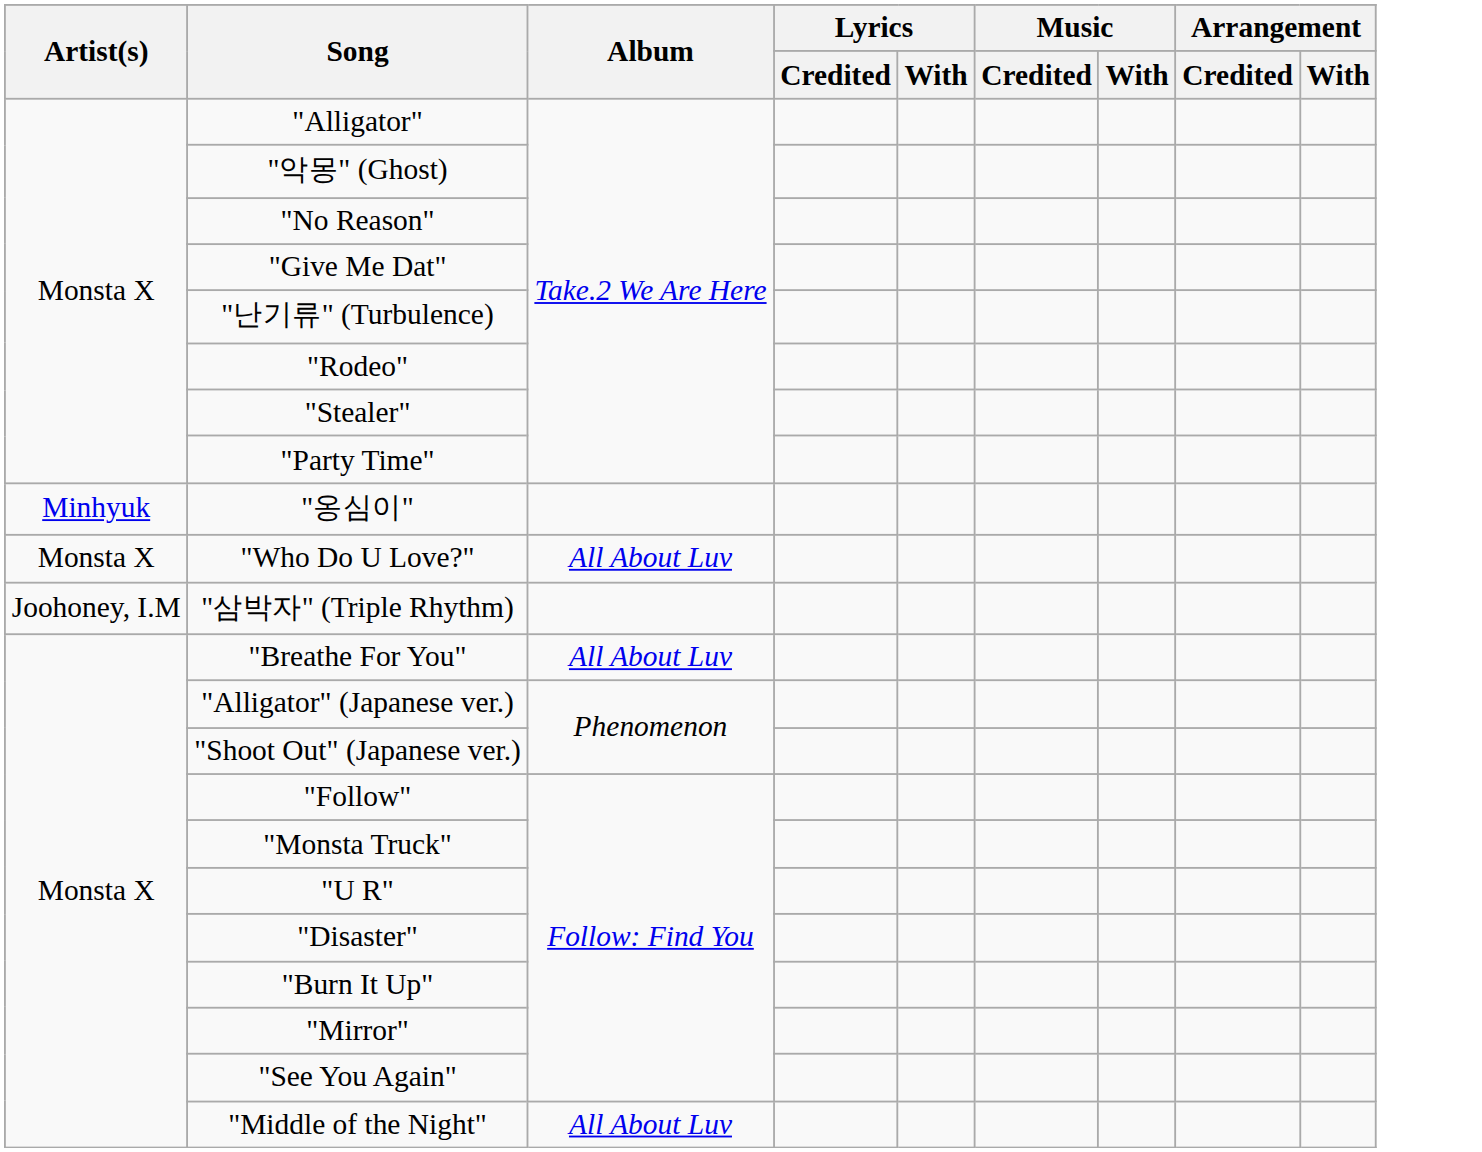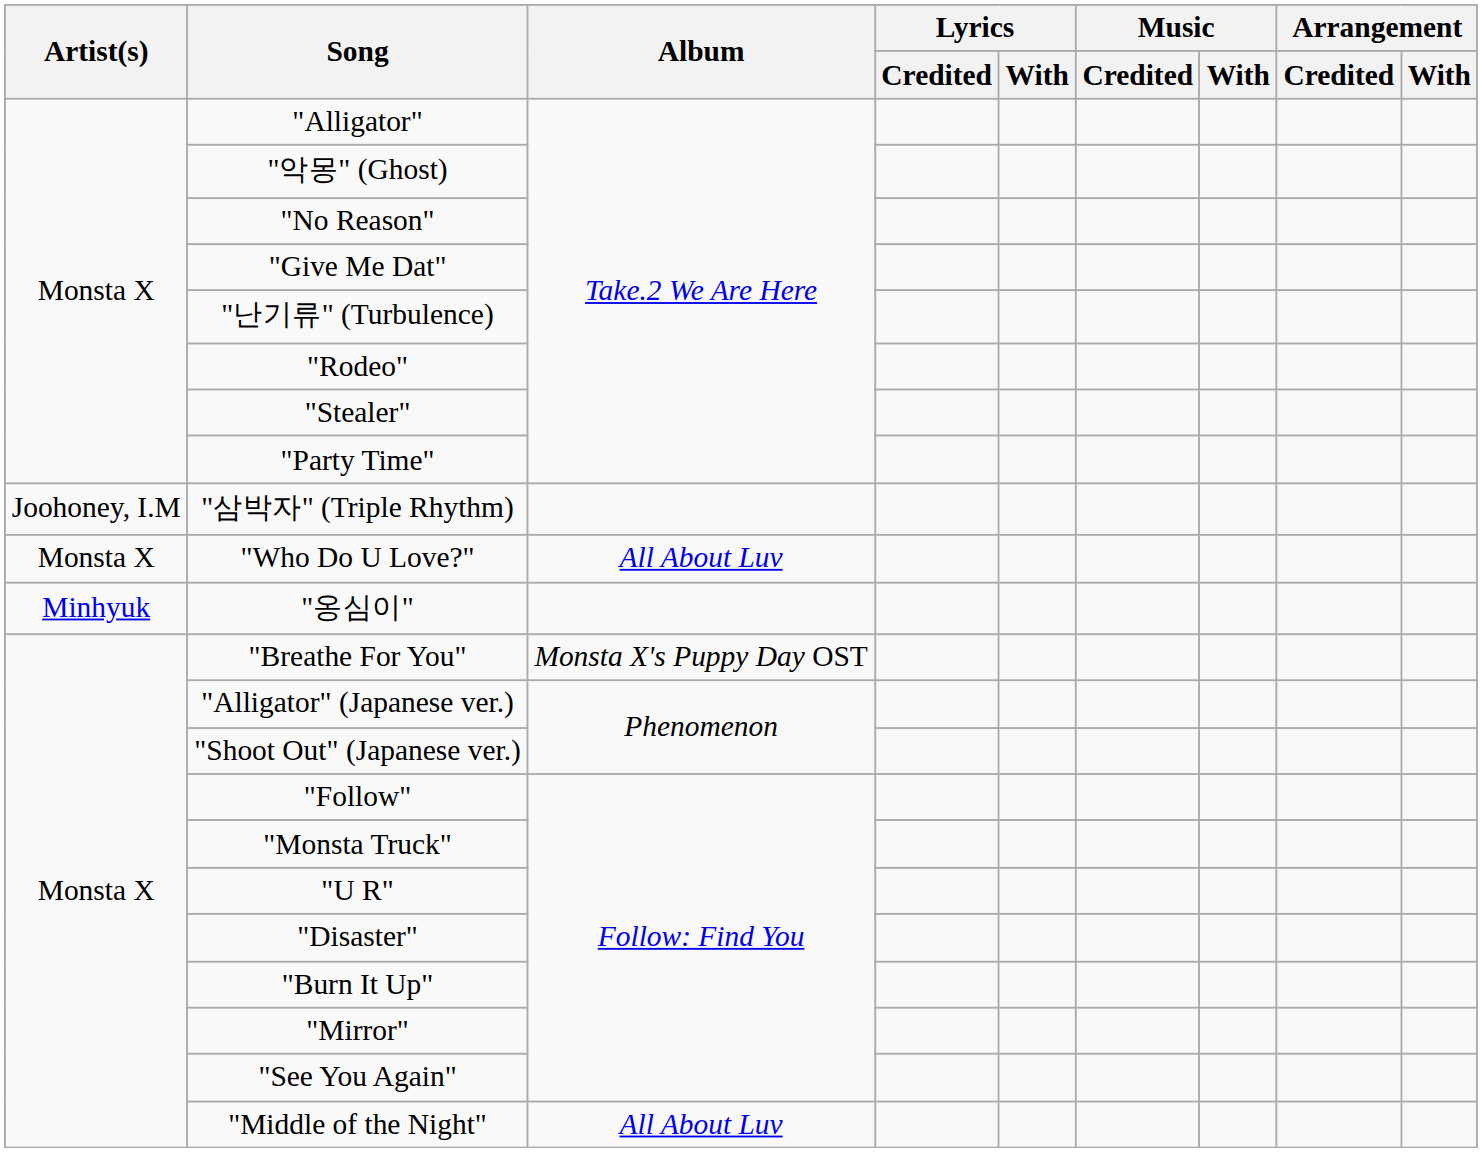rows swapped: (358, 606) <-> (358, 507)
(650, 656) All About Luv -> (701, 656) Monsta X's Puppy Day OST
